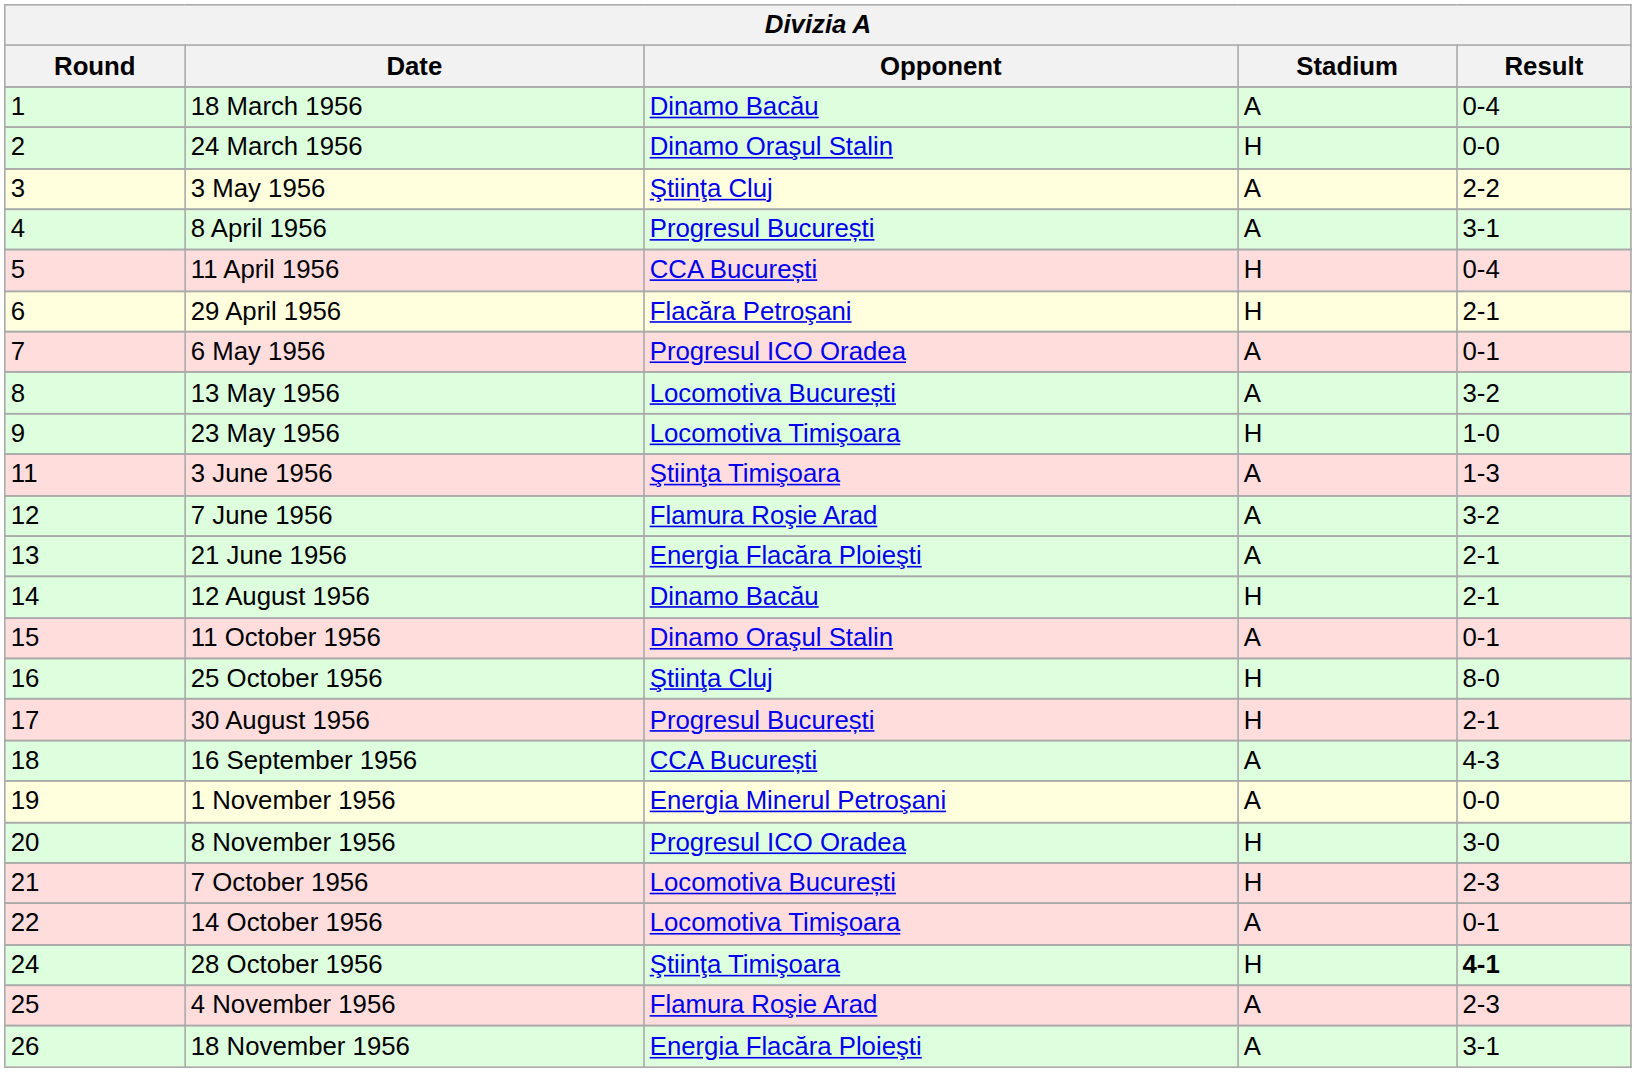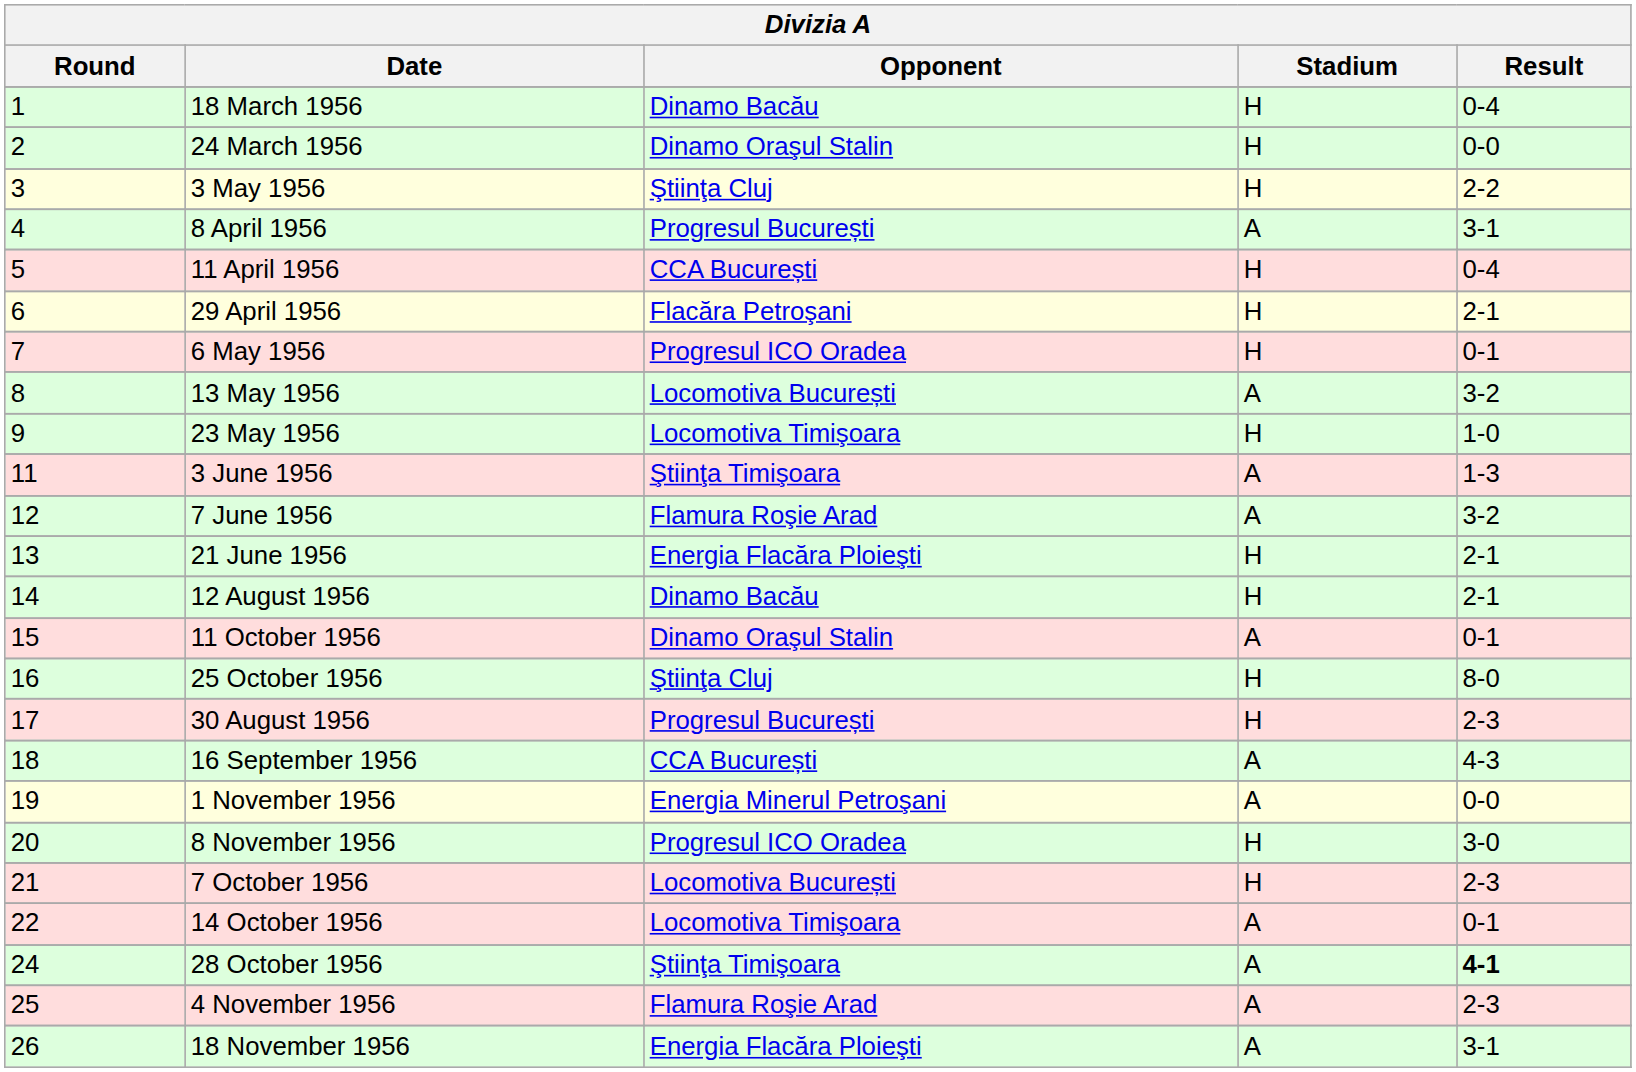(1252, 106) A -> (1253, 106) H
(1252, 188) A -> (1253, 188) H
(1252, 351) A -> (1253, 351) H
(1252, 556) A -> (1253, 556) H
(1481, 719) 2-1 -> (1481, 719) 2-3
(1253, 964) H -> (1252, 964) A
